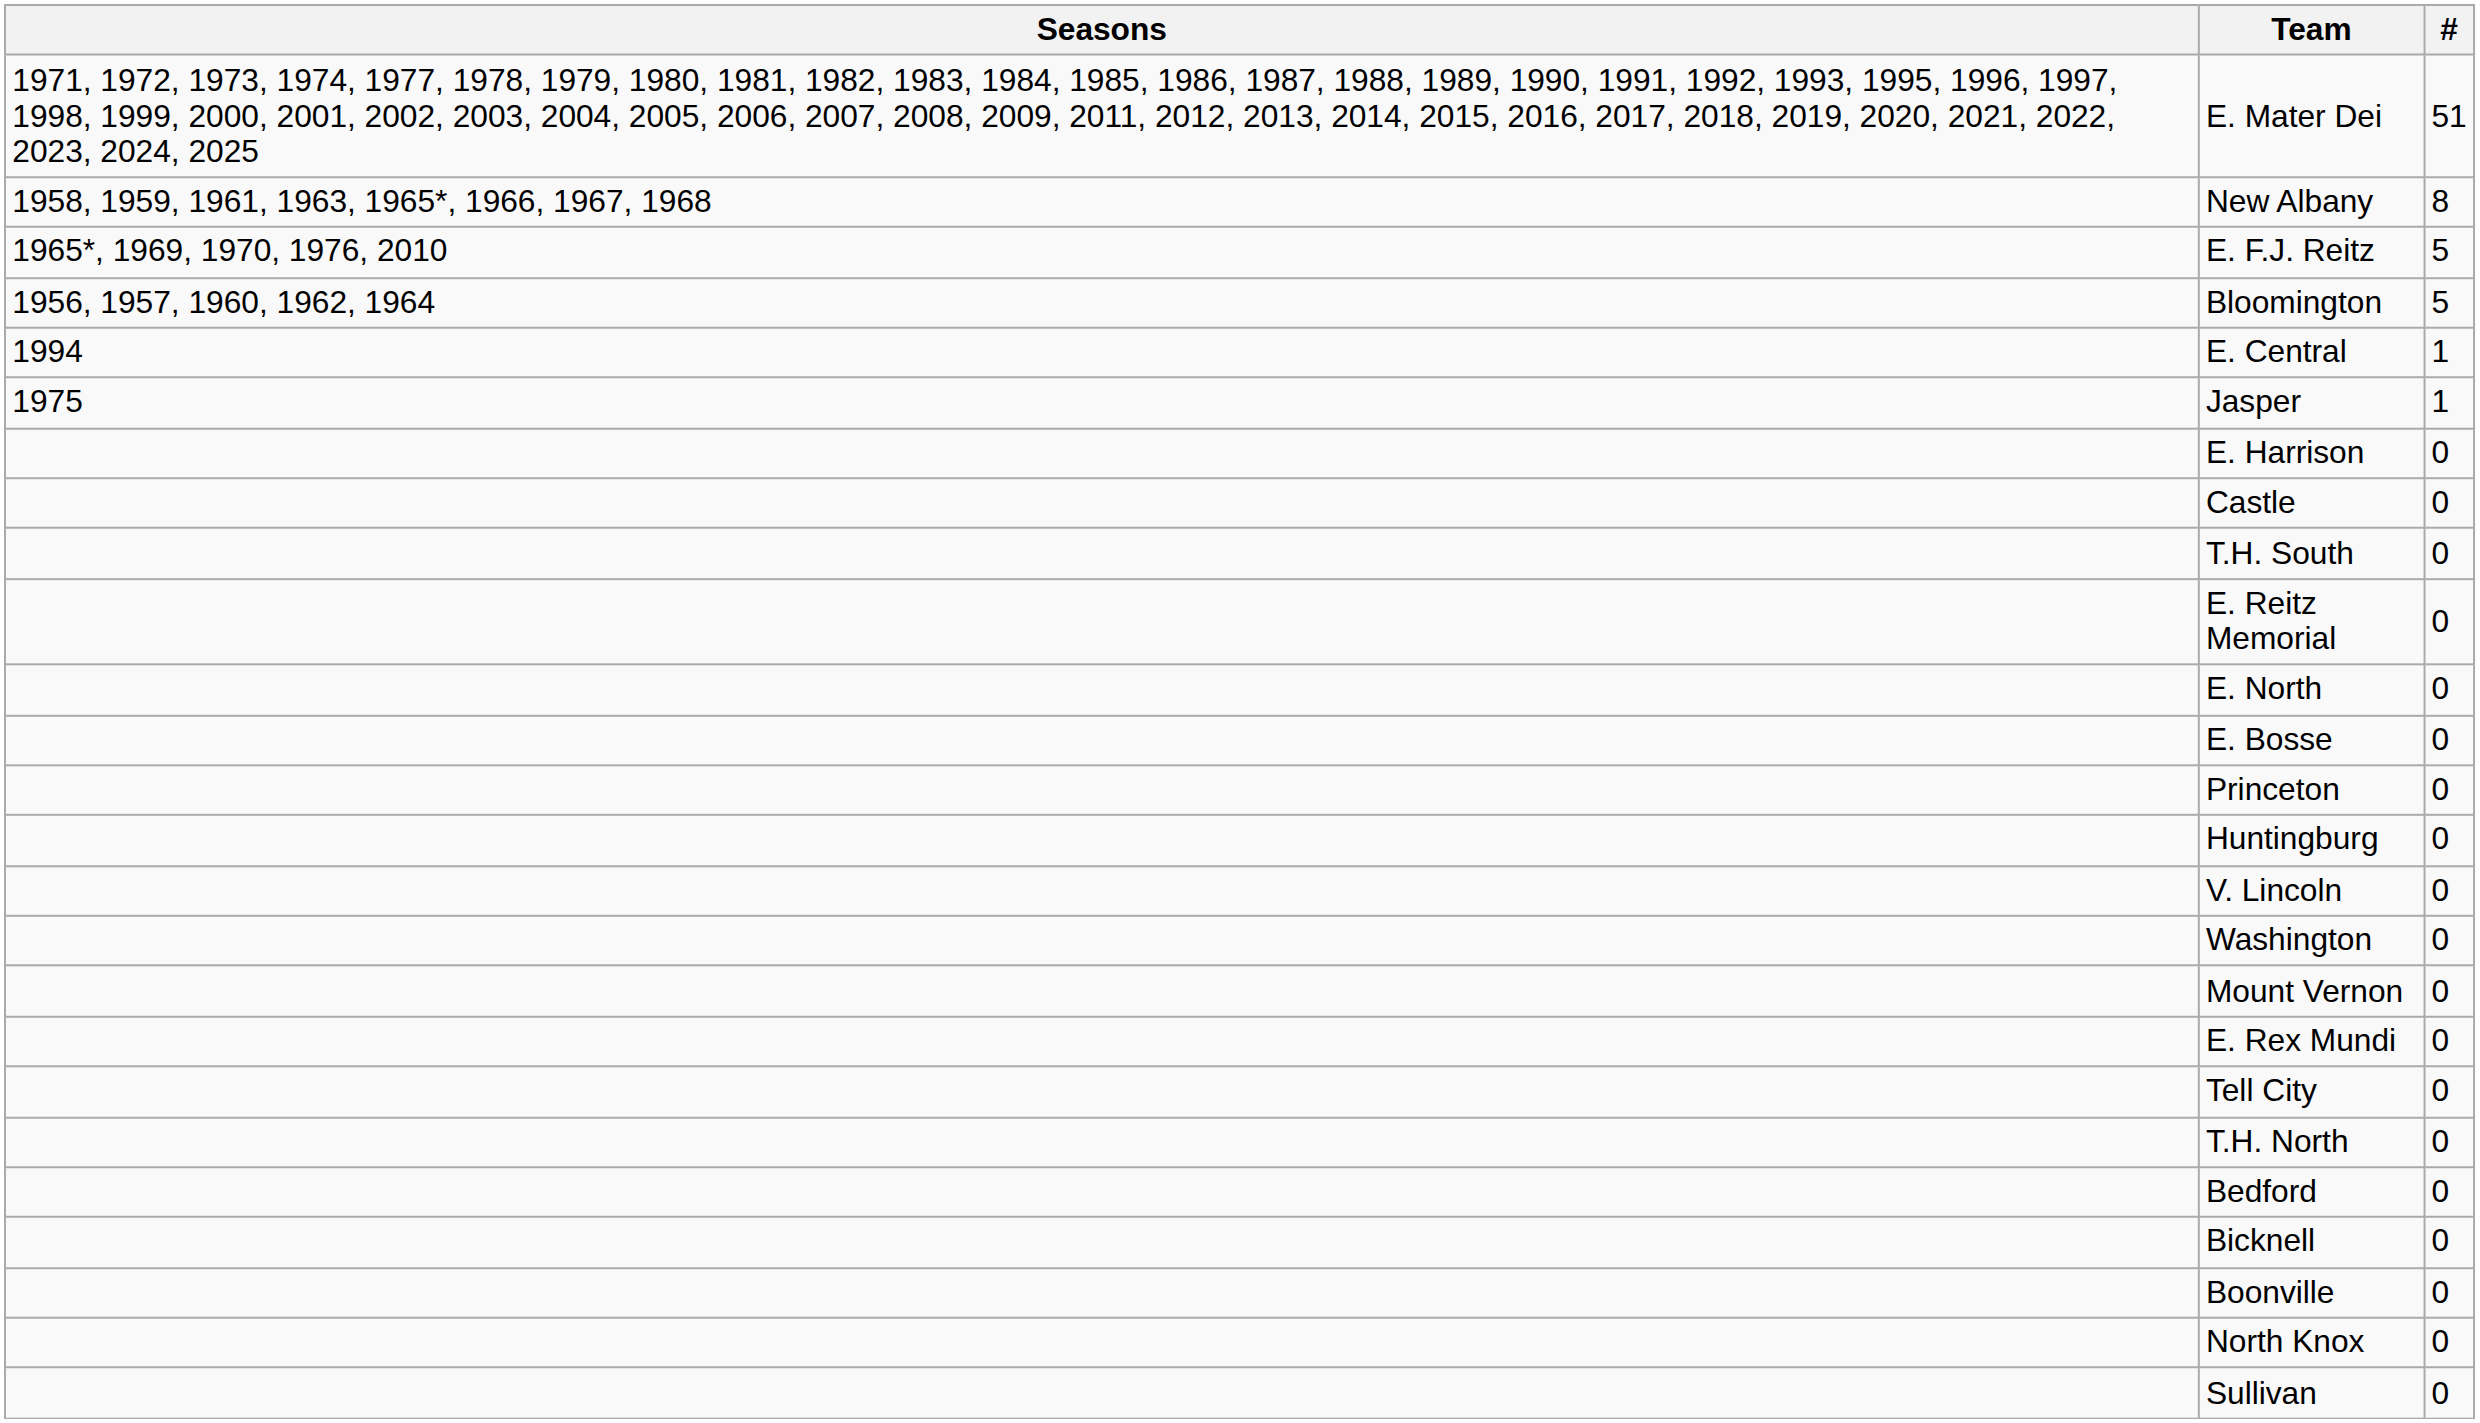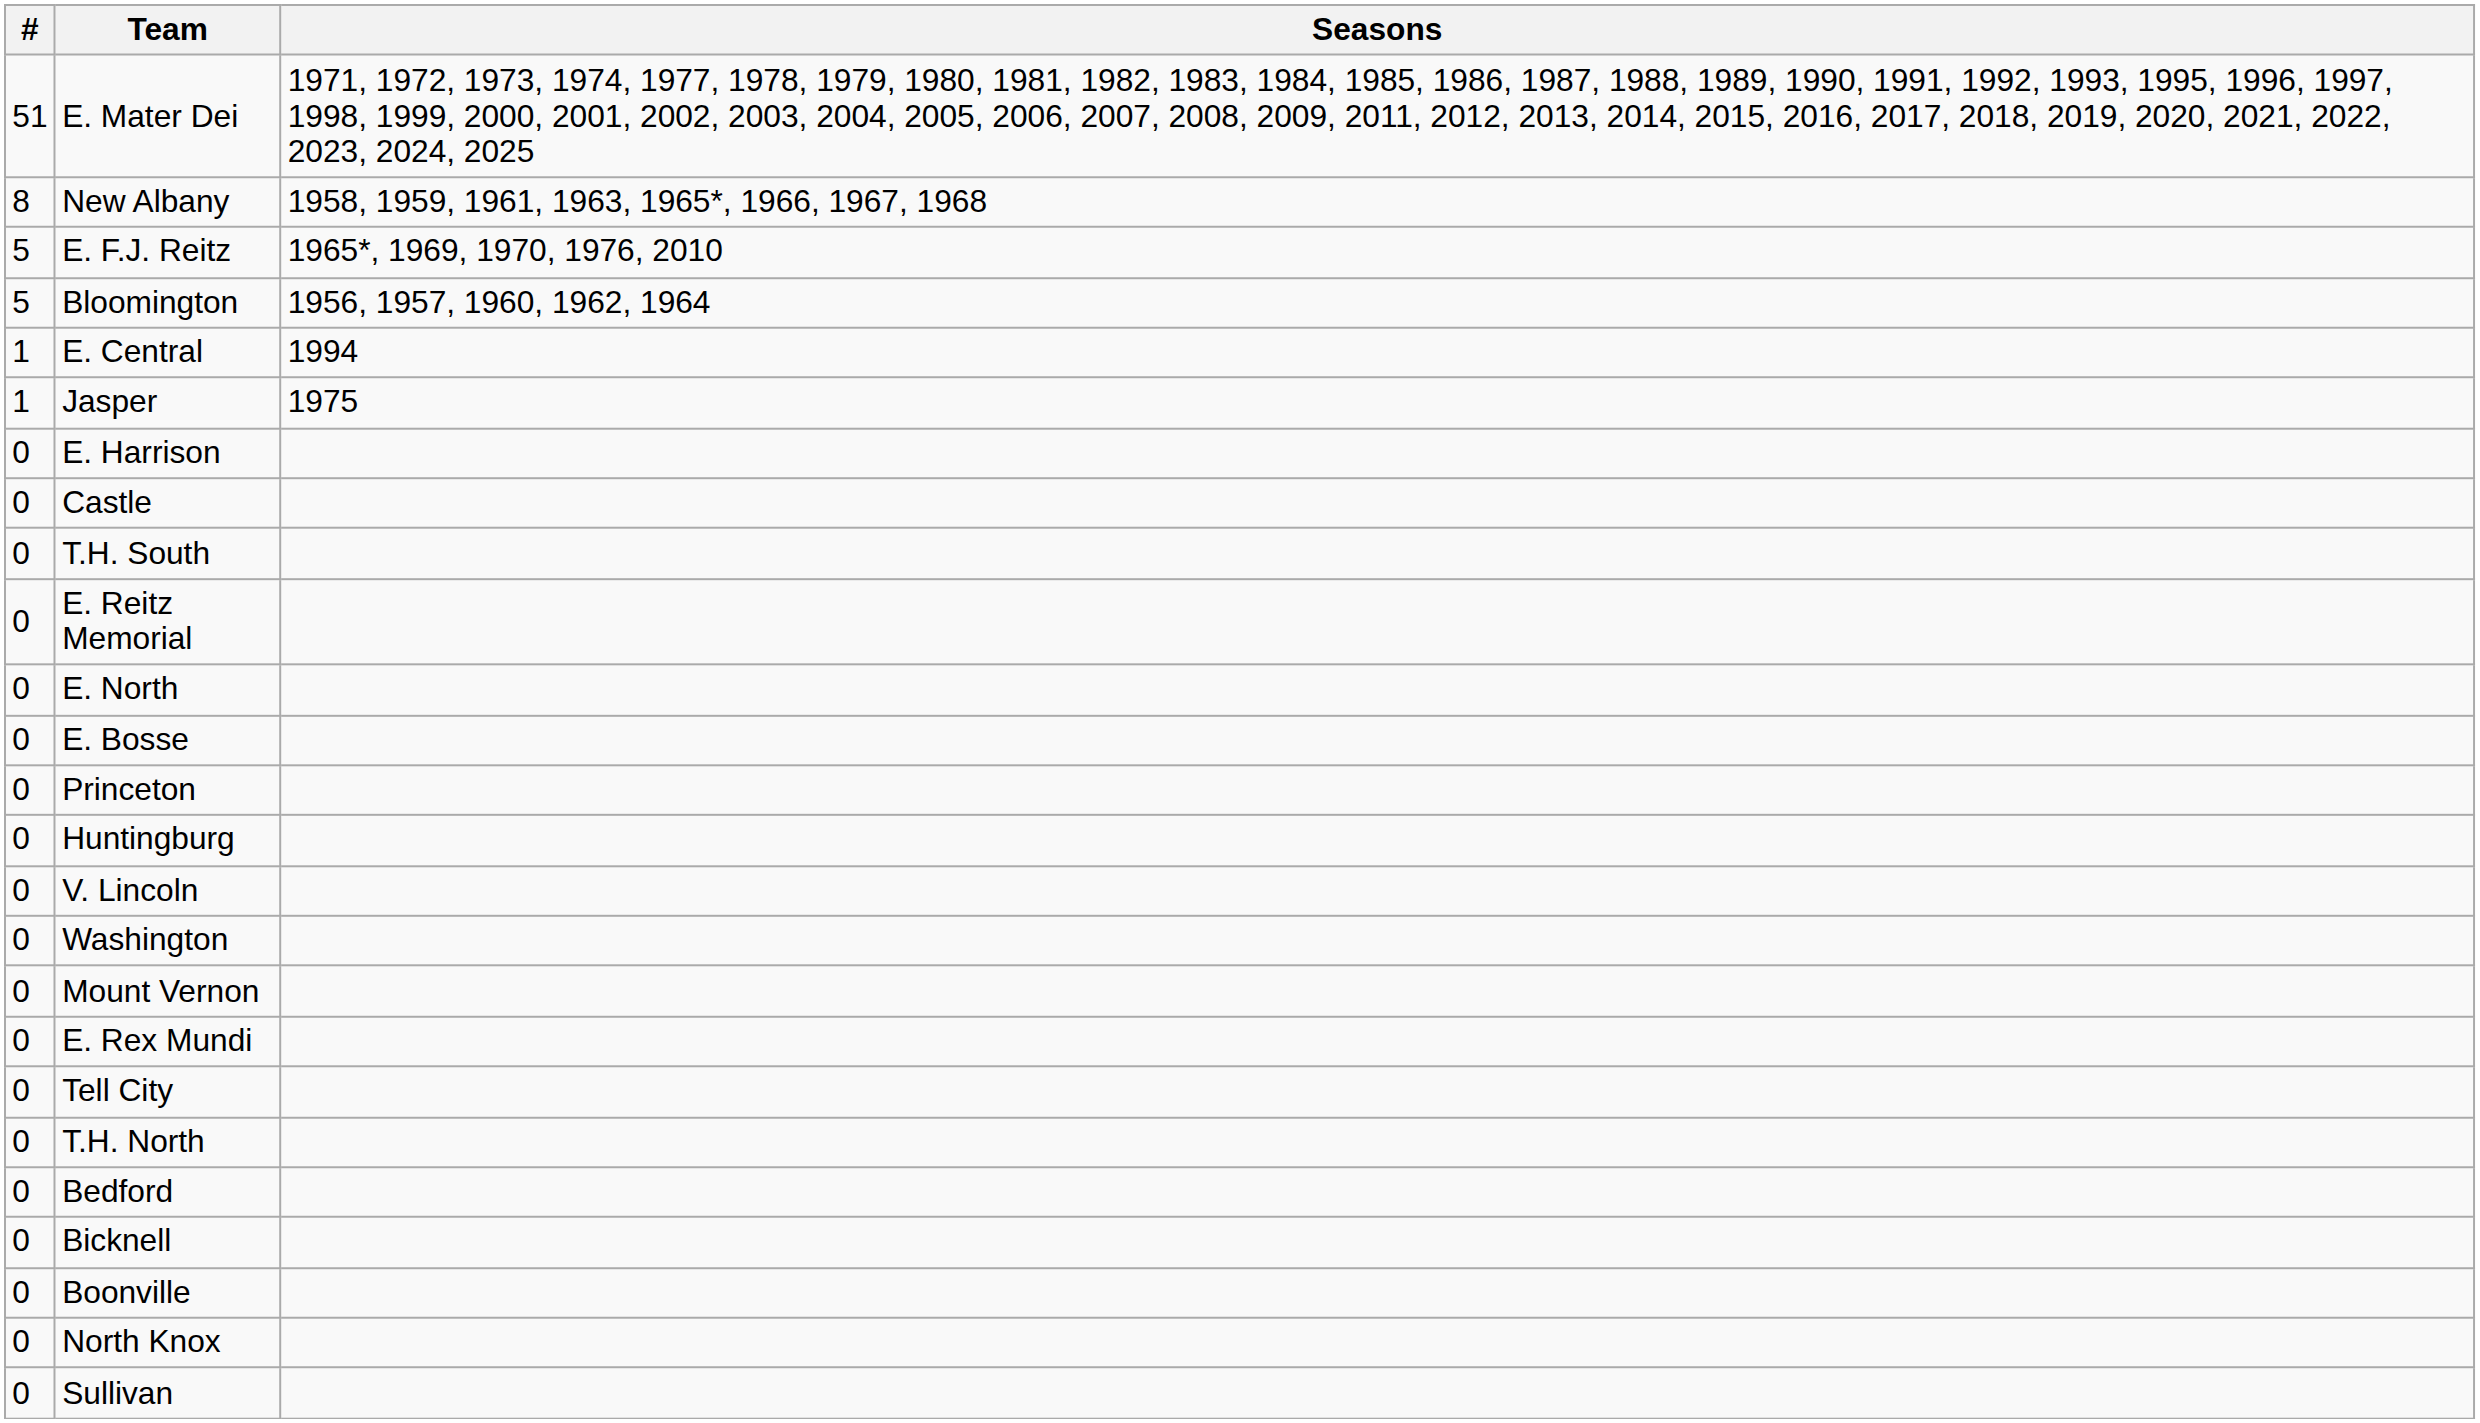columns swapped: (2449, 29) <-> (1102, 29)
